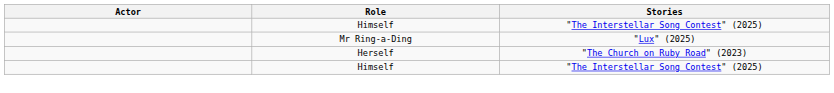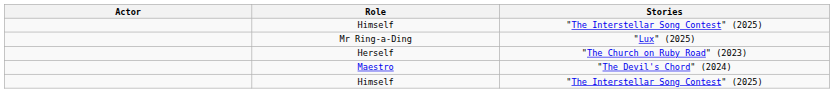+ row: (376, 67)
